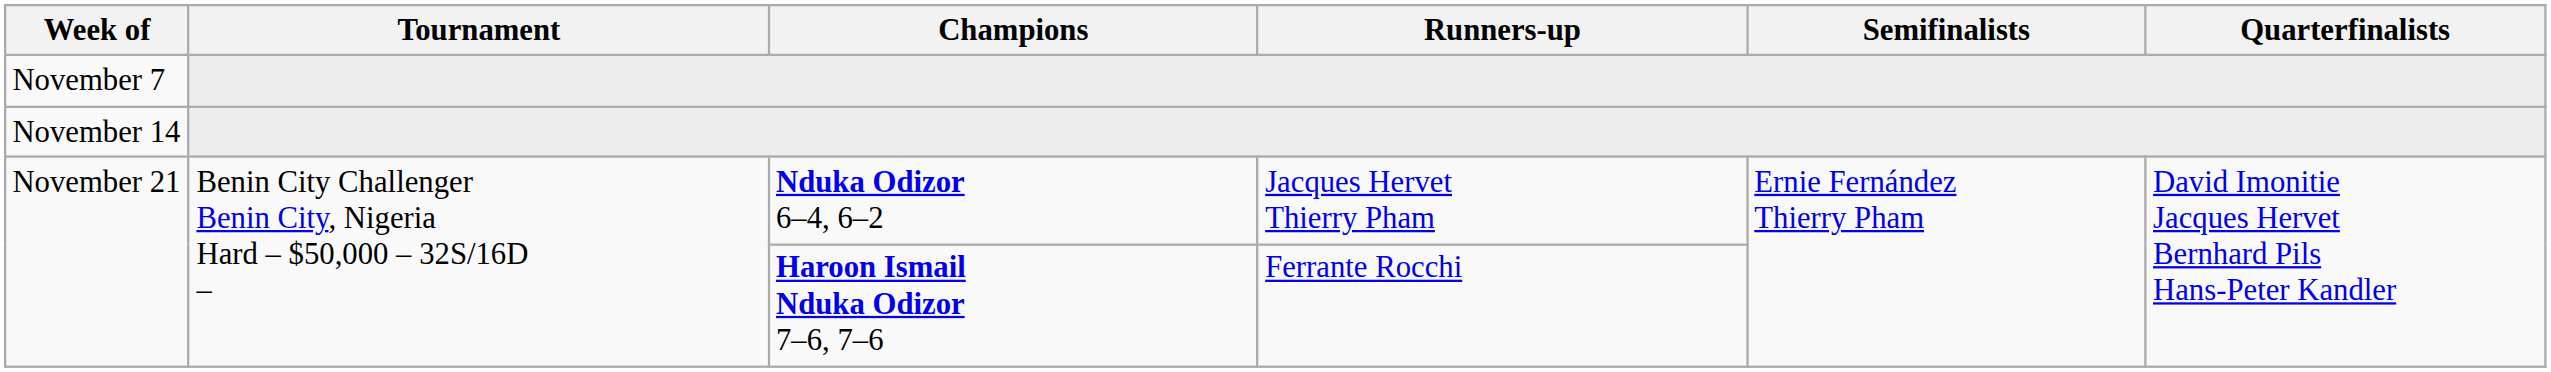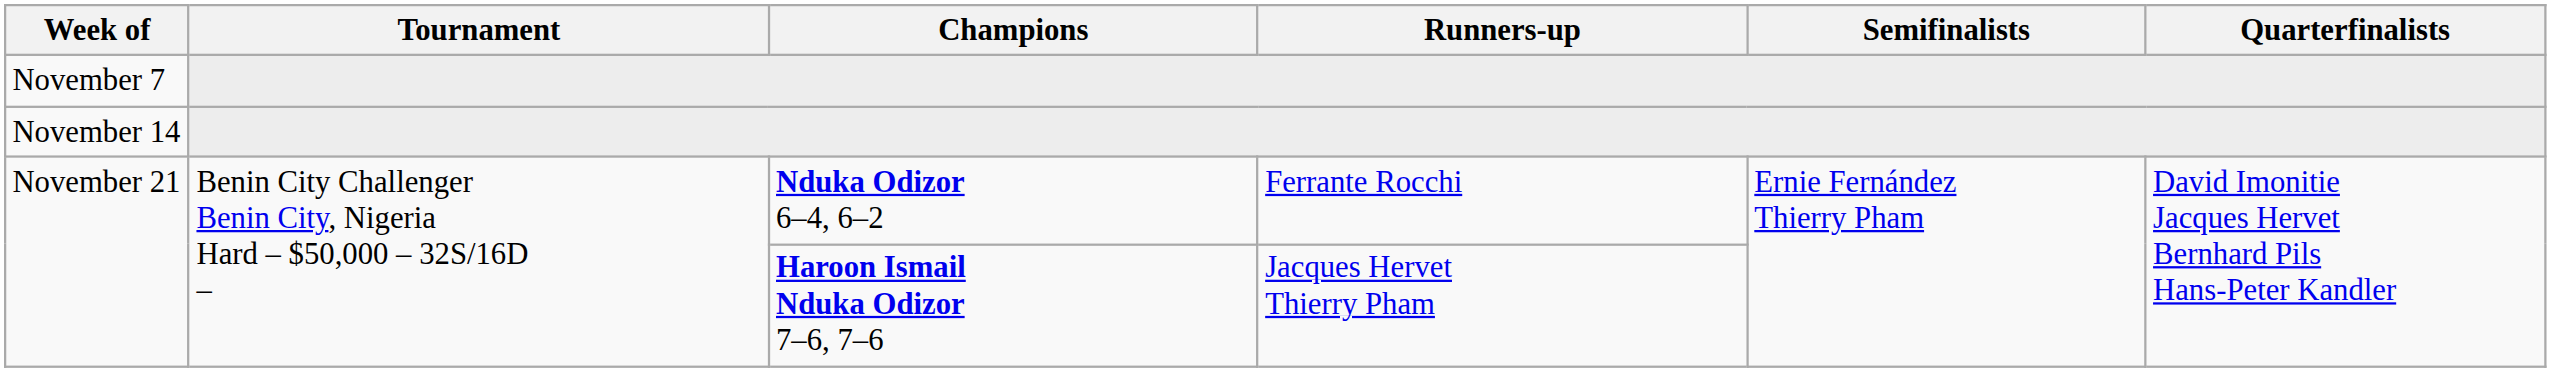(1359, 199) Jacques Hervet Thierry Pham -> (1364, 181) Ferrante Rocchi
(1364, 268) Ferrante Rocchi -> (1359, 286) Jacques Hervet Thierry Pham
